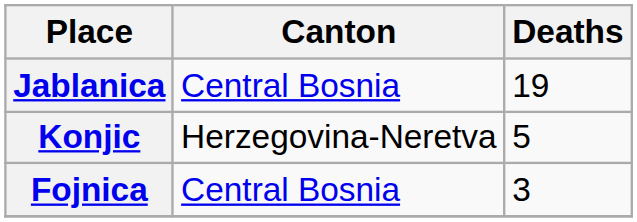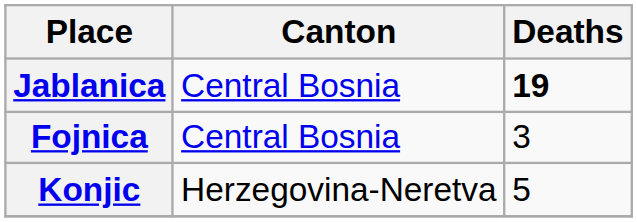(531, 84) normal -> (531, 84) bold
rows swapped: (89, 137) <-> (89, 190)
